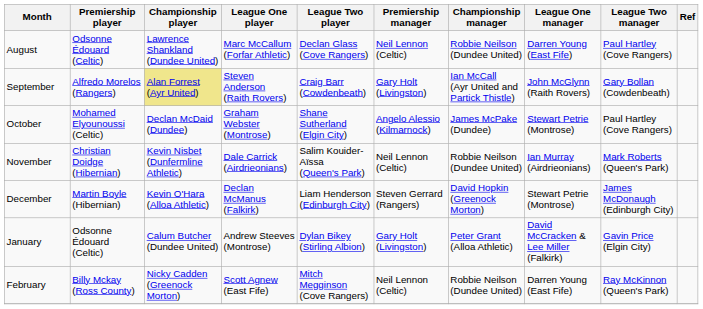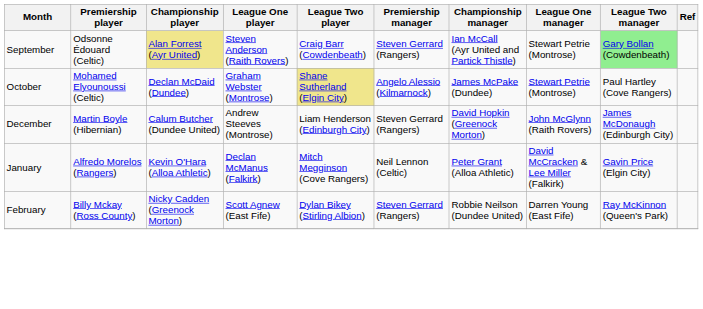- row: (22, 49)
(106, 87) Alfredo Morelos (Rangers) -> (93, 49) Odsonne Édouard (Celtic)
(401, 87) Gary Holt (Livingston) -> (410, 49) Steven Gerrard (Rangers)
(559, 87) John McGlynn (Raith Rovers) -> (559, 49) Stewart Petrie (Montrose)
(636, 87) no background -> (636, 49) lightgreen background
(323, 124) no background -> (323, 87) khaki background
- row: (29, 161)
(178, 199) Kevin O'Hara (Alloa Athletic) -> (184, 124) Calum Butcher (Dundee United)
(245, 199) Declan McManus (Falkirk) -> (249, 124) Andrew Steeves (Montrose)
(558, 199) Stewart Petrie (Montrose) -> (560, 124) John McGlynn (Raith Rovers)
(92, 242) Odsonne Édouard (Celtic) -> (107, 167) Alfredo Morelos (Rangers)
(183, 242) Calum Butcher (Dundee United) -> (180, 167) Kevin O'Hara (Alloa Athletic)
(259, 242) Andrew Steeves (Montrose) -> (247, 167) Declan McManus (Falkirk)
(332, 242) Dylan Bikey (Stirling Albion) -> (334, 167) Mitch Megginson (Cove Rangers)
(401, 242) Gary Holt (Livingston) -> (402, 167) Neil Lennon (Celtic)
(334, 285) Mitch Megginson (Cove Rangers) -> (332, 210) Dylan Bikey (Stirling Albion)
(402, 285) Neil Lennon (Celtic) -> (410, 210) Steven Gerrard (Rangers)
